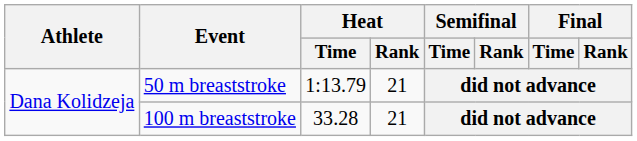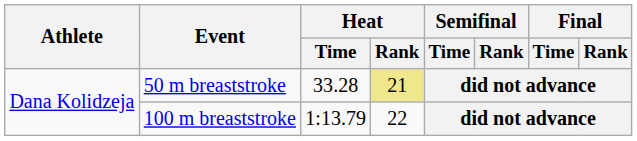(336, 85) 1:13.79 -> (336, 85) 33.28
(397, 85) no background -> (397, 85) khaki background
(336, 118) 33.28 -> (336, 118) 1:13.79
(397, 118) 21 -> (397, 118) 22
